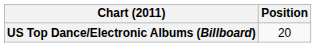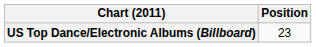(285, 32) 20 -> (285, 32) 23
